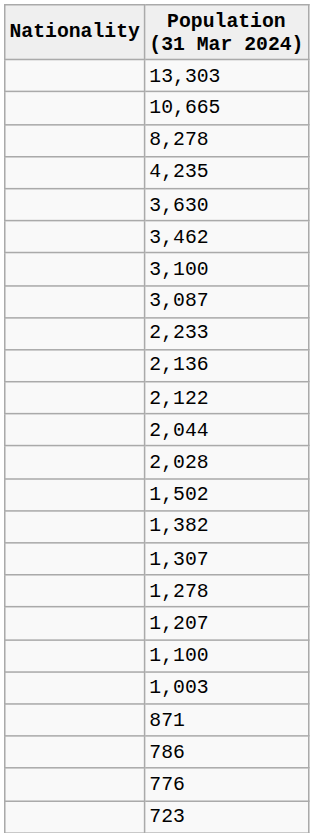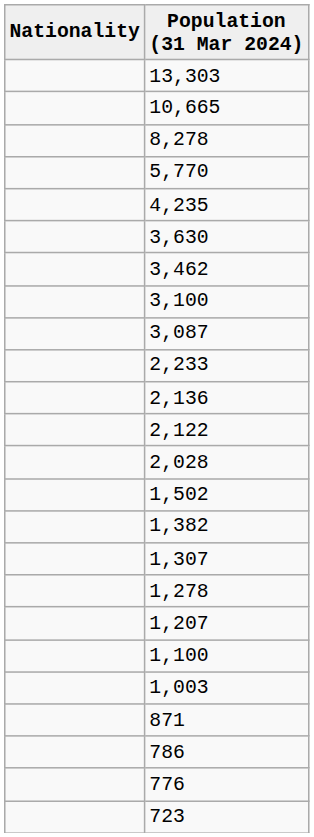+ row: (179, 172)
- row: (179, 430)
